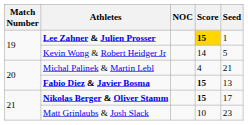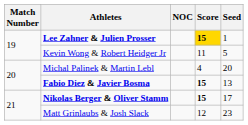(202, 53) 14 -> (201, 53) 11
(227, 68) 21 -> (227, 68) 20
(202, 113) 10 -> (202, 113) 12
